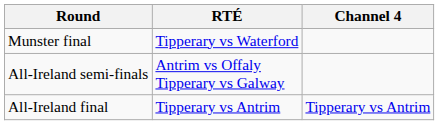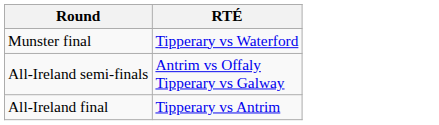- column: (368, 16)
